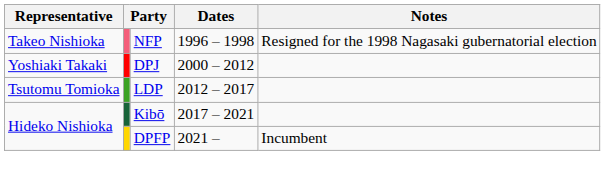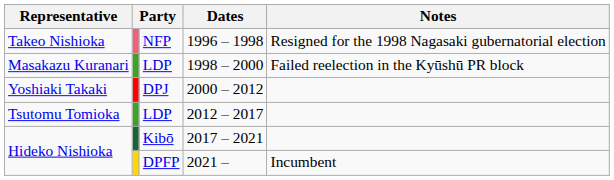+ row: (225, 65)
